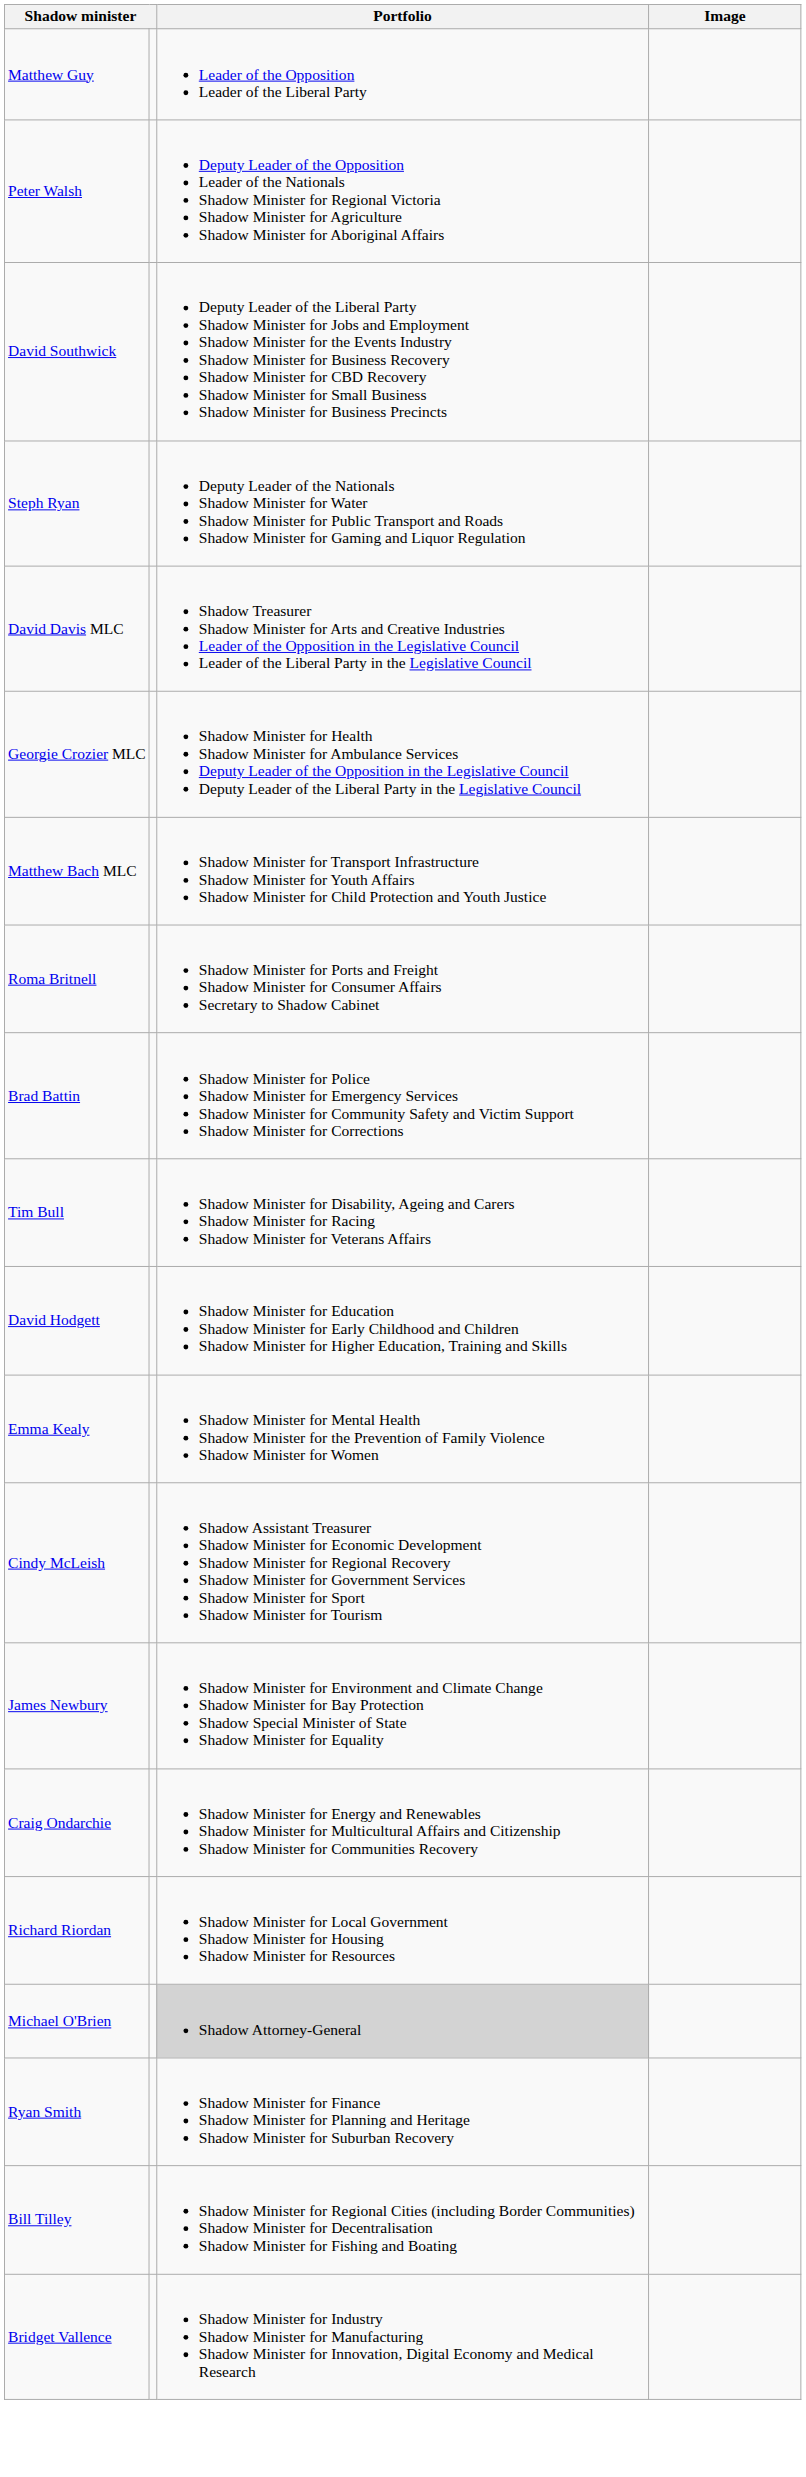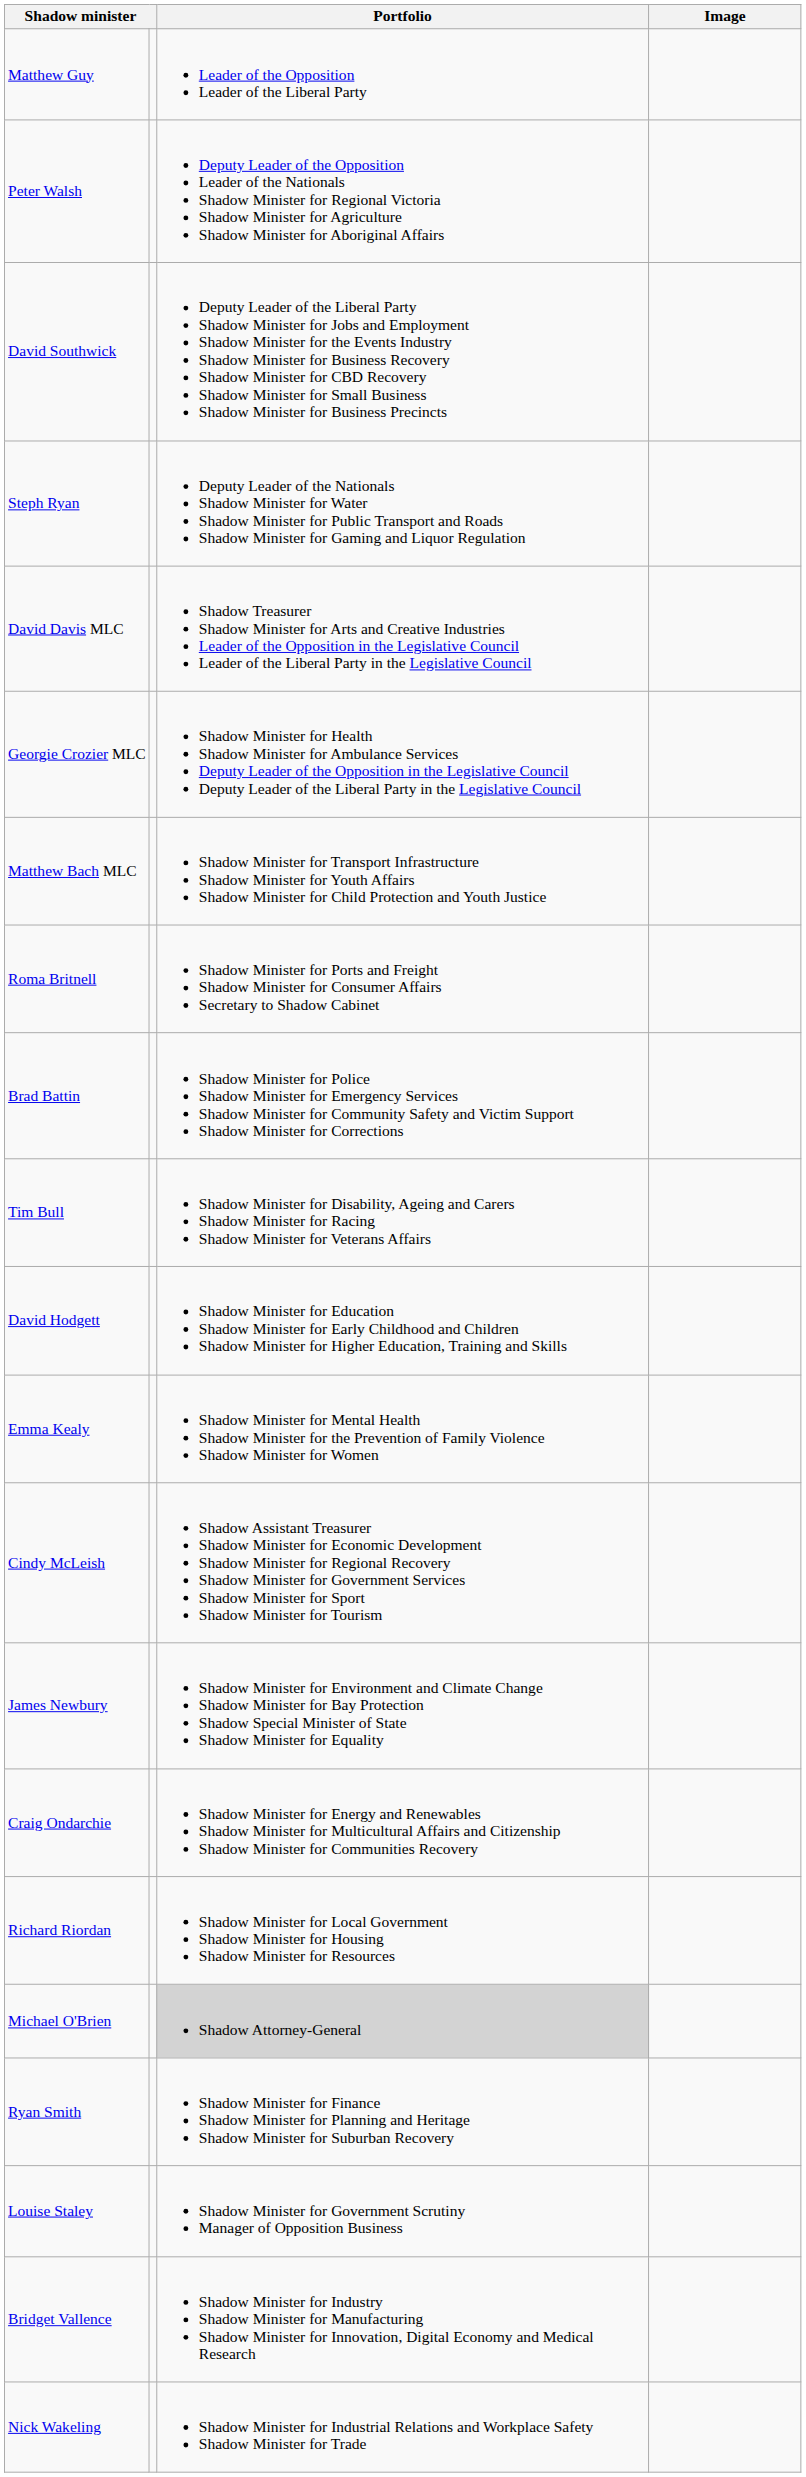+ row: (51, 2211)
- row: (40, 2219)
+ row: (54, 2427)
